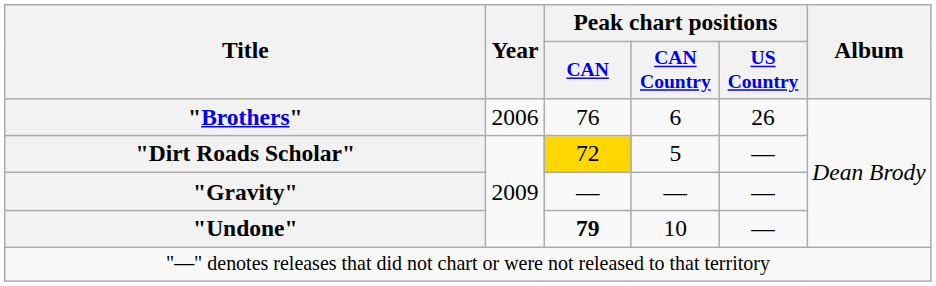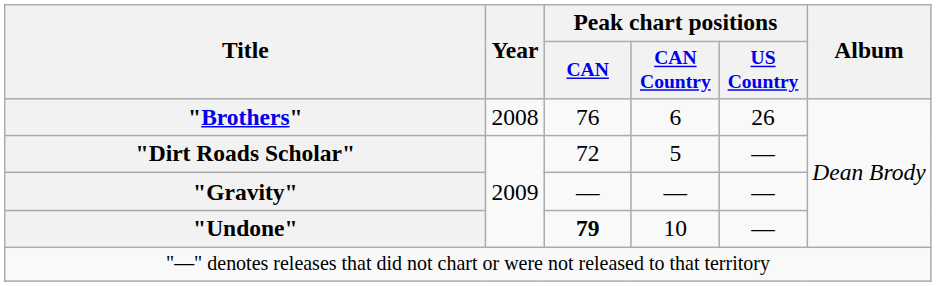(515, 116) 2006 -> (515, 116) 2008
(588, 154) gold background -> (588, 154) no background
